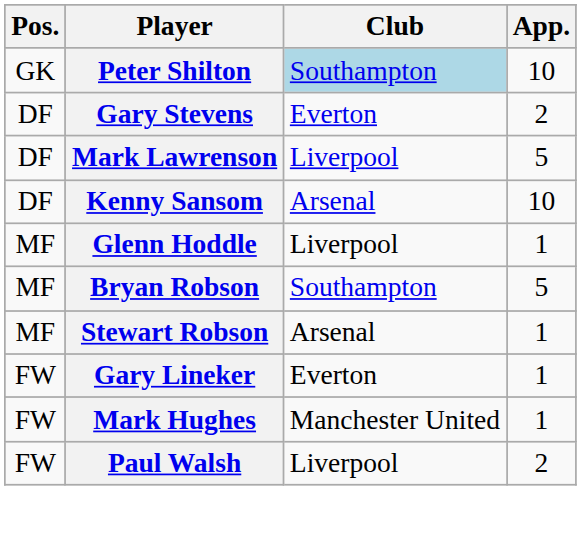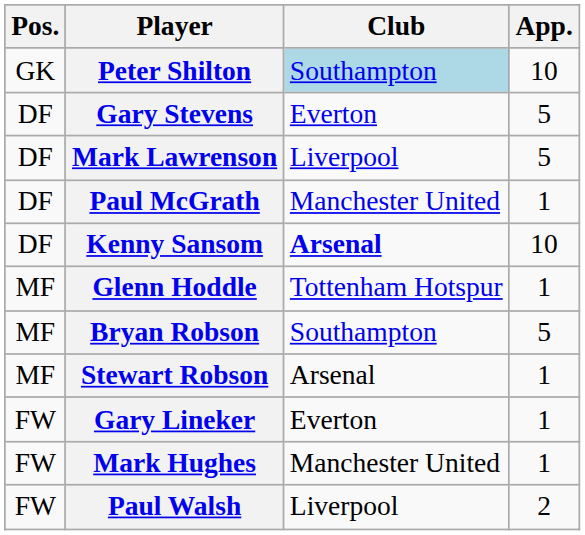(541, 113) 2 -> (544, 113) 5
+ row: (175, 200)
(333, 200) normal -> (336, 244) bold
(344, 244) Liverpool -> (396, 288) Tottenham Hotspur
